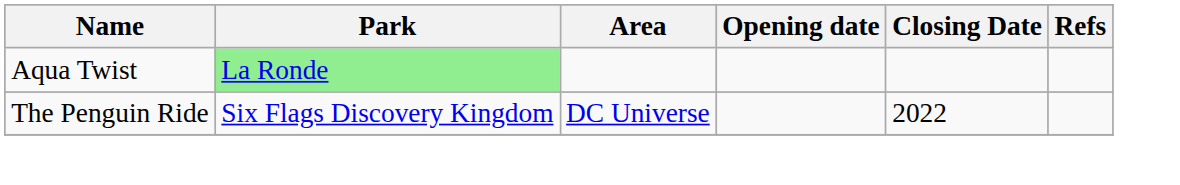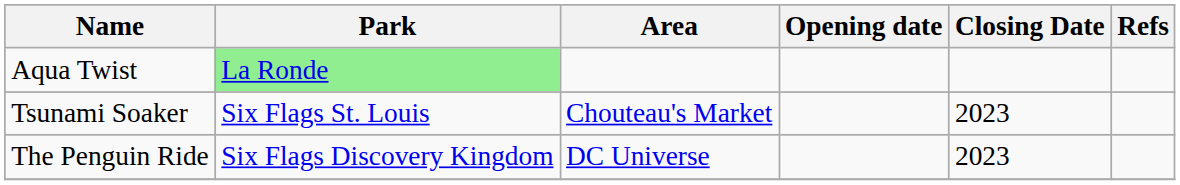+ row: (99, 112)
(920, 112) 2022 -> (982, 156) 2023
